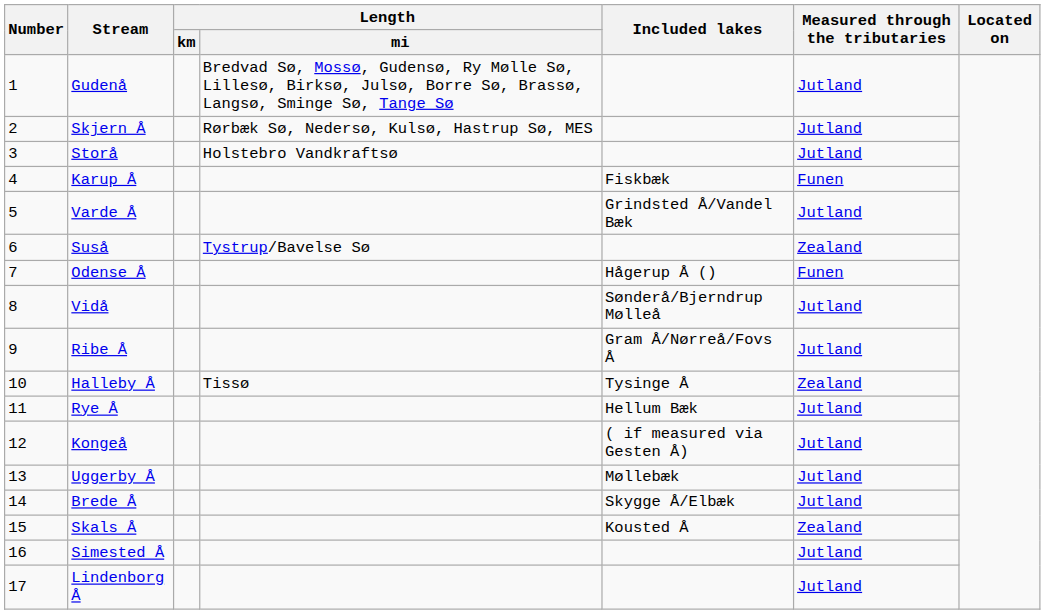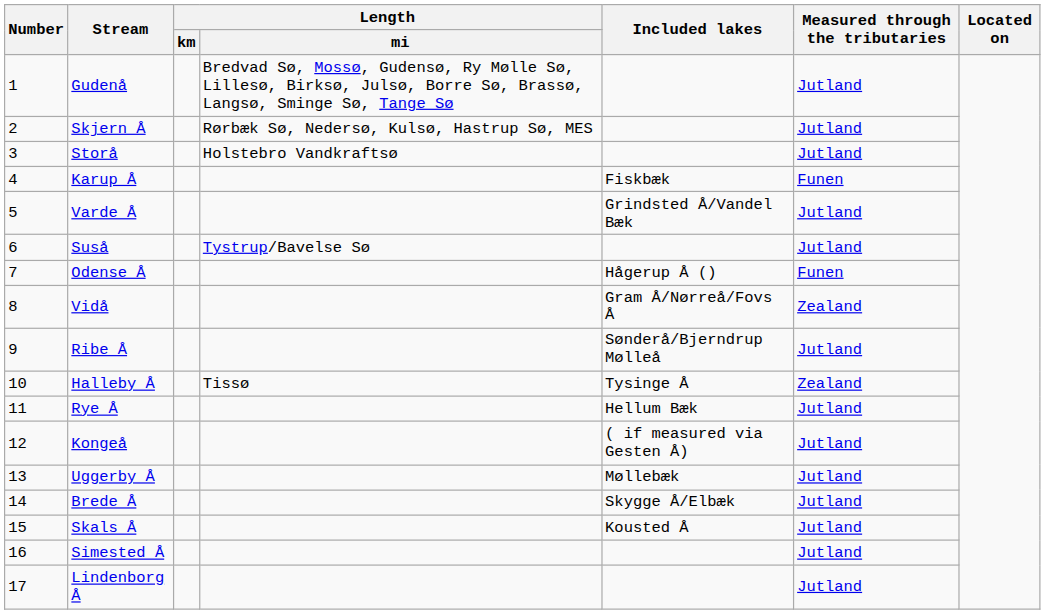(830, 247) Zealand -> (830, 247) Jutland
(684, 307) Sønderå/Bjerndrup Mølleå -> (689, 307) Gram Å/Nørreå/Fovs Å
(830, 307) Jutland -> (830, 307) Zealand
(689, 350) Gram Å/Nørreå/Fovs Å -> (684, 350) Sønderå/Bjerndrup Mølleå
(830, 528) Zealand -> (830, 528) Jutland
